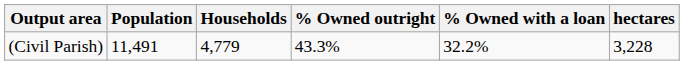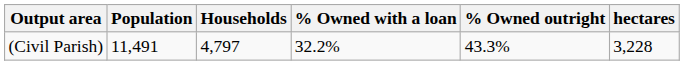columns swapped: (365, 18) <-> (524, 18)
(220, 45) 4,779 -> (220, 45) 4,797
